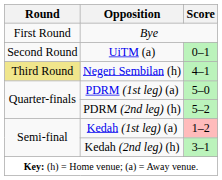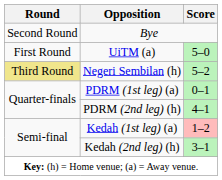(42, 33) First Round -> (42, 33) Second Round
(42, 52) Second Round -> (42, 52) First Round
(201, 52) 0–1 -> (201, 52) 5–0
(201, 71) 4–1 -> (201, 71) 5–2
(201, 90) 5–0 -> (201, 90) 0–1
(201, 109) 5–2 -> (201, 109) 4–1
